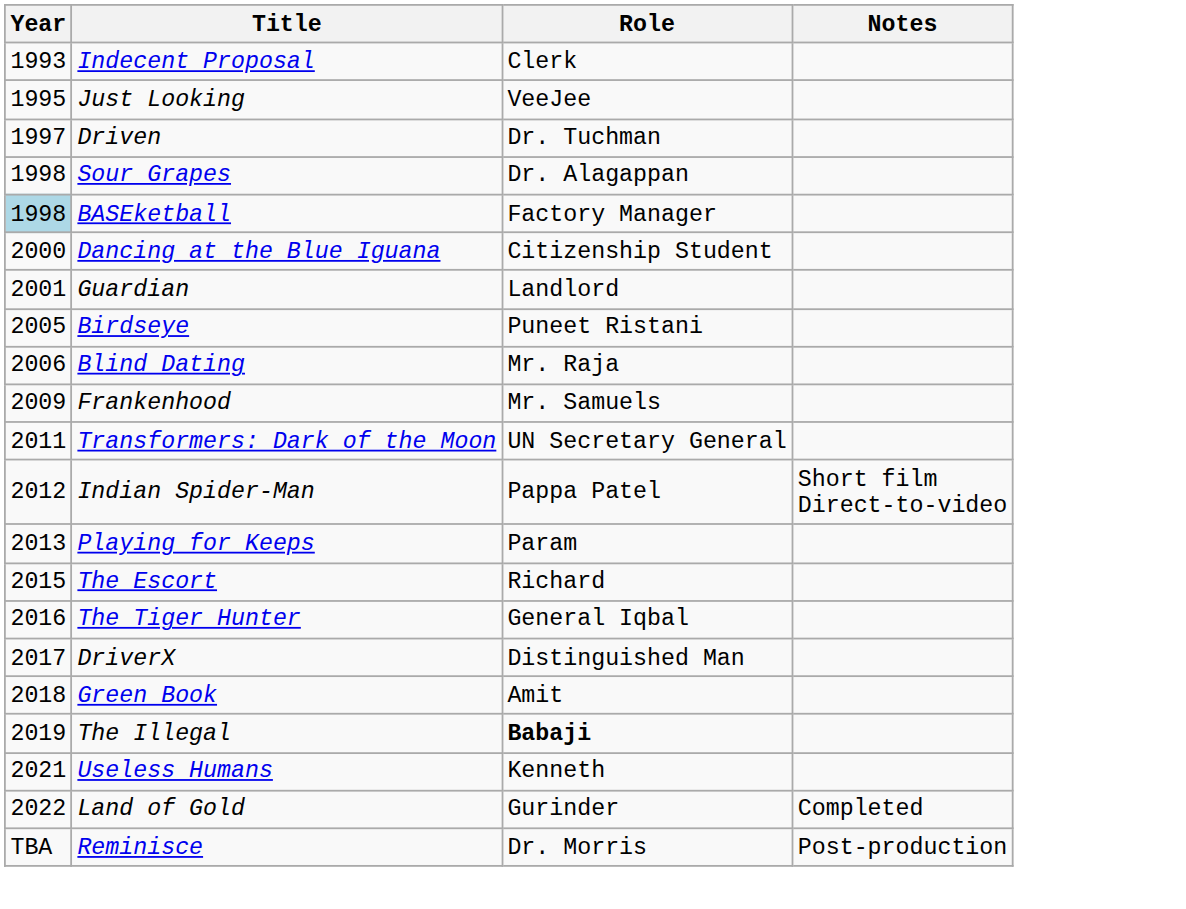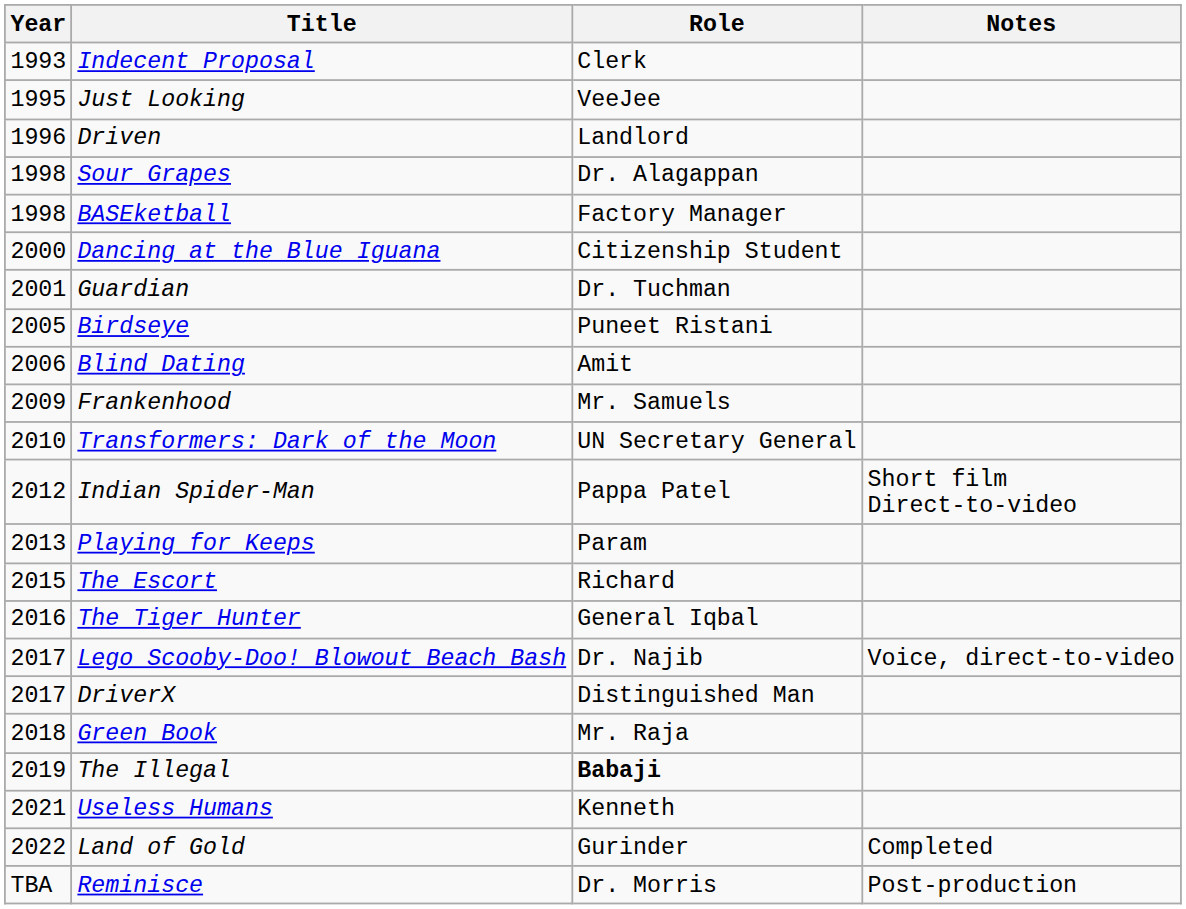(38, 138) 1997 -> (38, 138) 1996
(584, 138) Dr. Tuchman -> (633, 138) Landlord
(38, 213) lightblue background -> (38, 213) no background
(563, 289) Landlord -> (654, 289) Dr. Tuchman
(563, 365) Mr. Raja -> (605, 365) Amit
(38, 441) 2011 -> (38, 441) 2010
+ row: (322, 658)
(535, 695) Amit -> (633, 733) Mr. Raja
